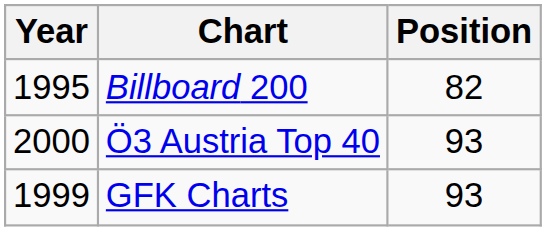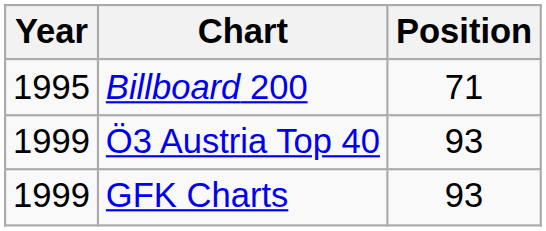(464, 86) 82 -> (464, 86) 71
(51, 141) 2000 -> (51, 141) 1999
